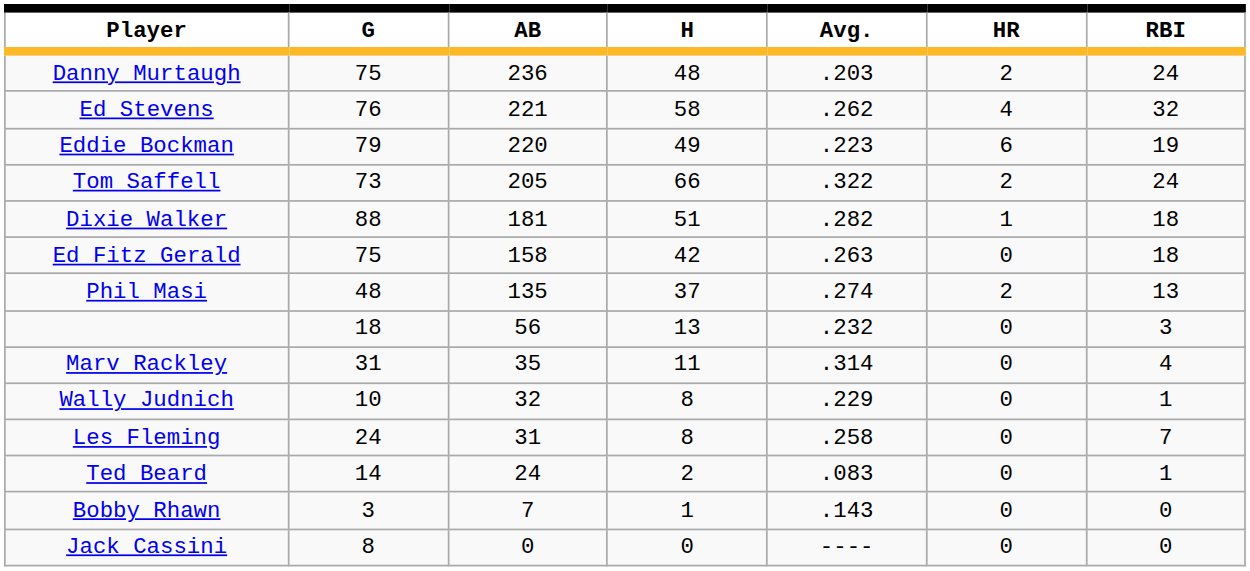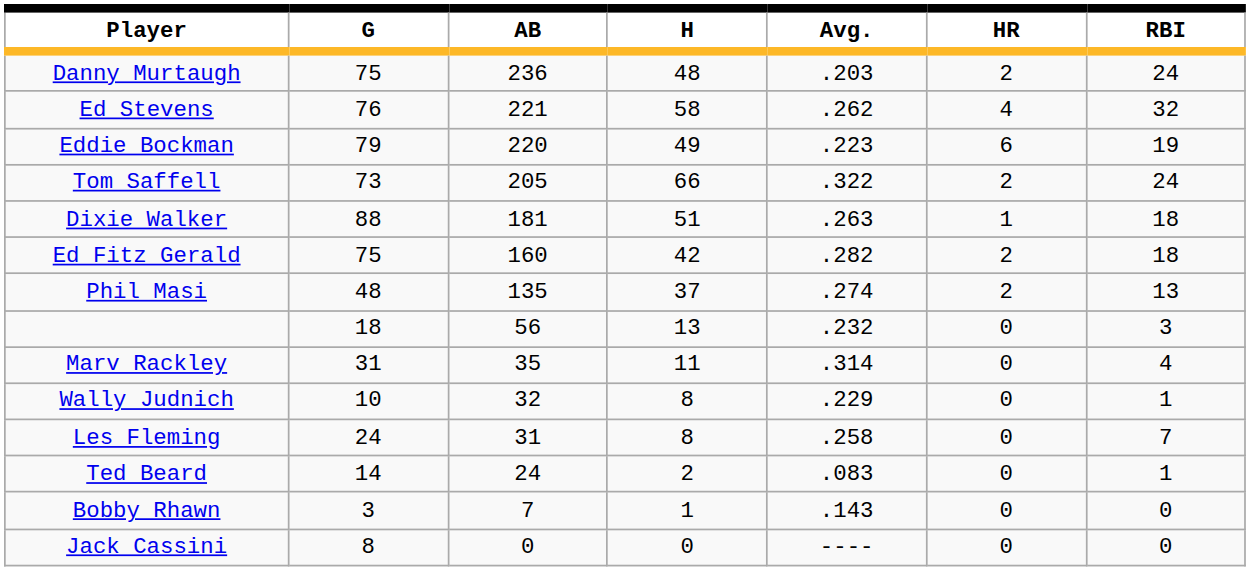(847, 219) .282 -> (847, 219) .263
(528, 255) 158 -> (528, 255) 160
(847, 255) .263 -> (847, 255) .282
(1006, 255) 0 -> (1006, 255) 2
